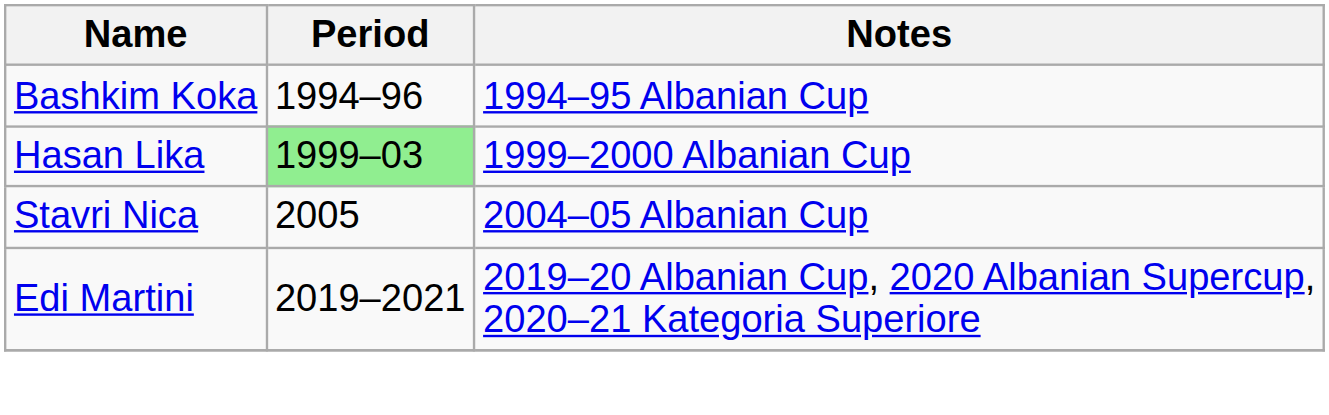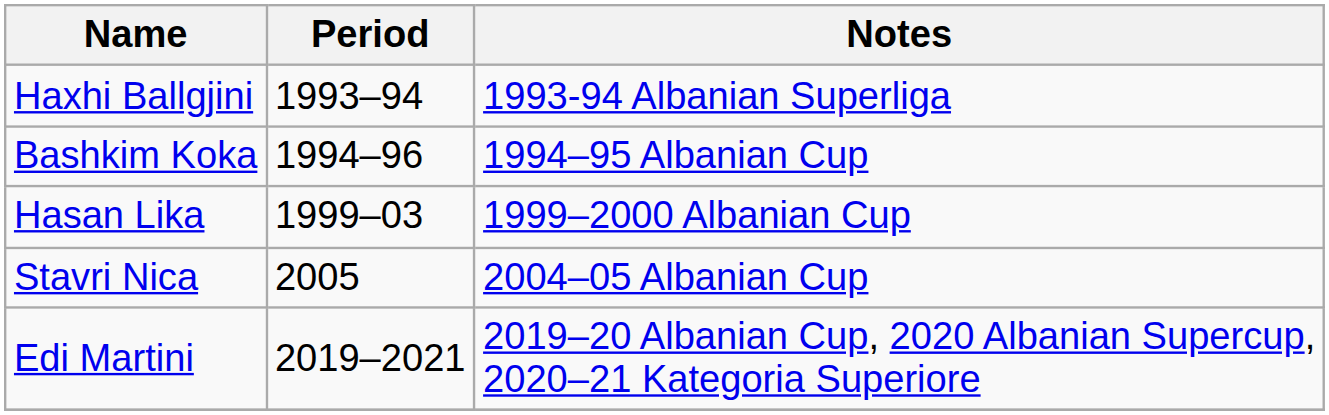+ row: (134, 95)
(349, 155) lightgreen background -> (349, 215) no background
